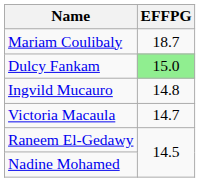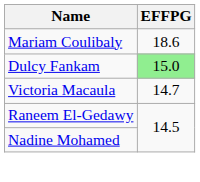(166, 41) 18.7 -> (166, 41) 18.6
- row: (60, 90)
